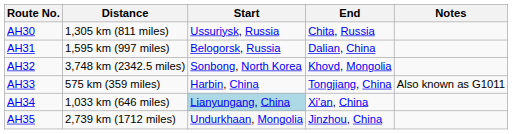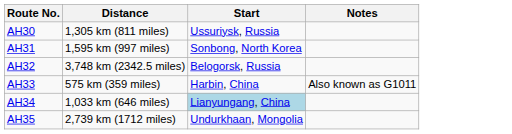- column: (350, 13)
(235, 48) Belogorsk, Russia -> (246, 48) Sonbong, North Korea
(246, 66) Sonbong, North Korea -> (235, 66) Belogorsk, Russia
